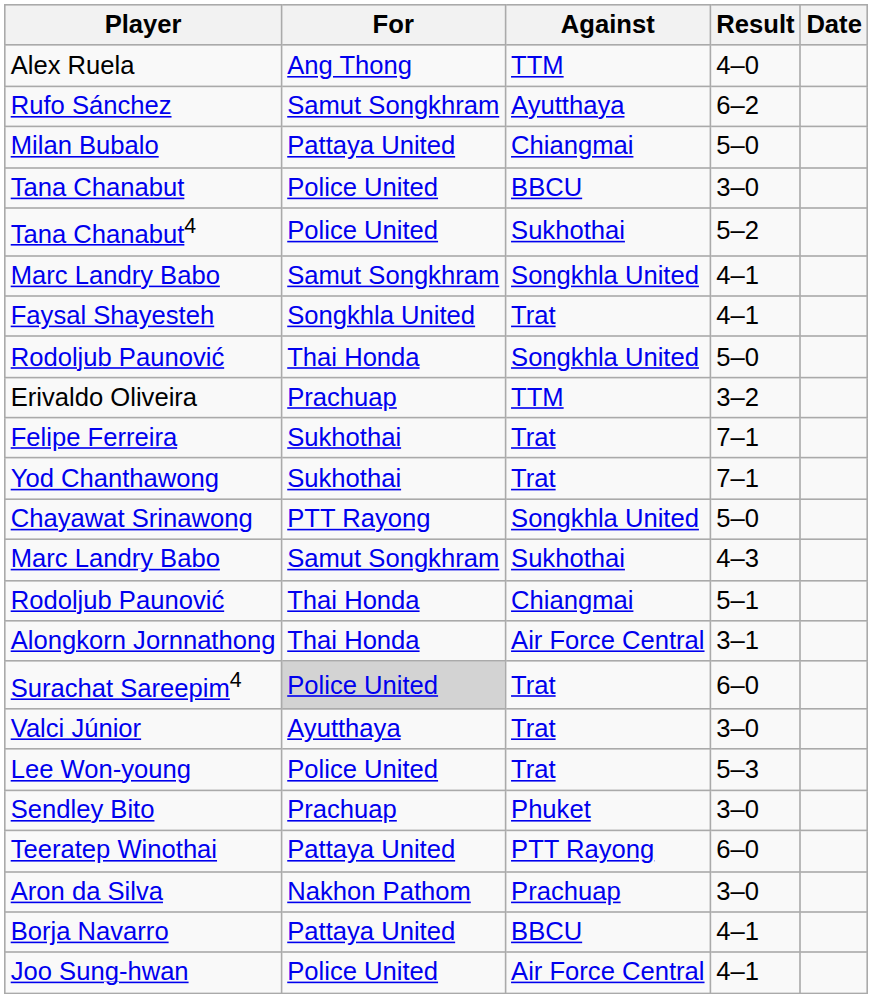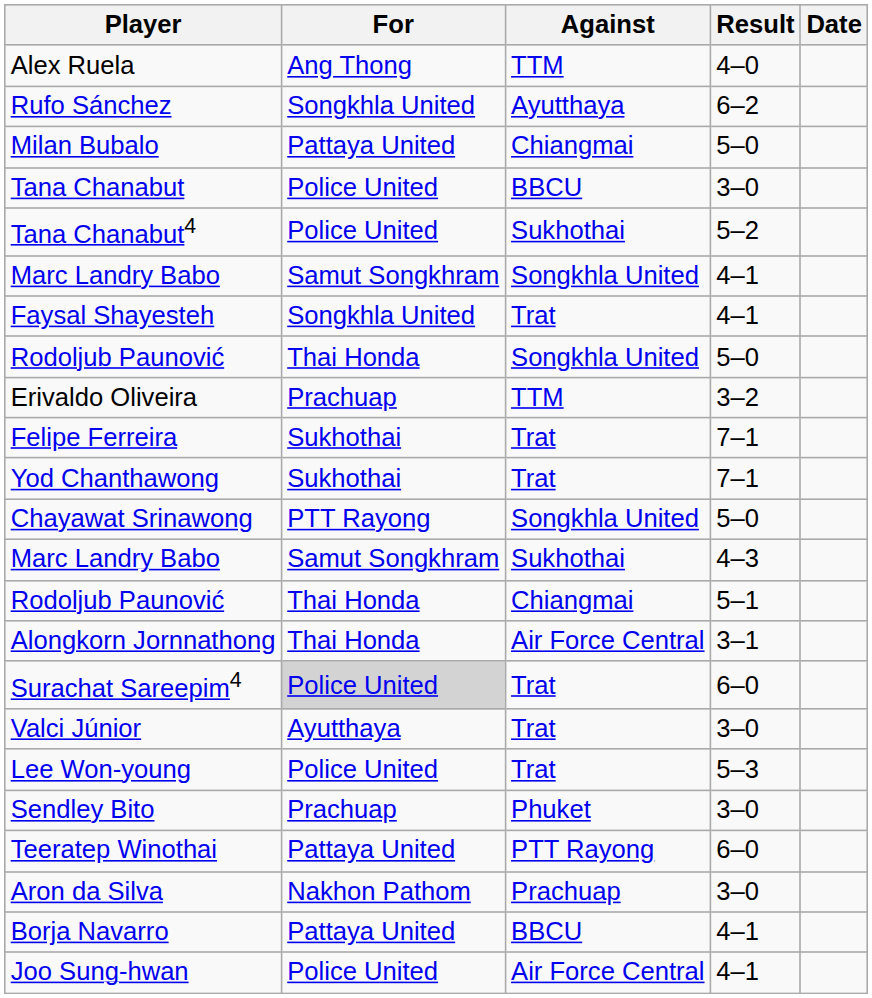(393, 106) Samut Songkhram -> (381, 106) Songkhla United
